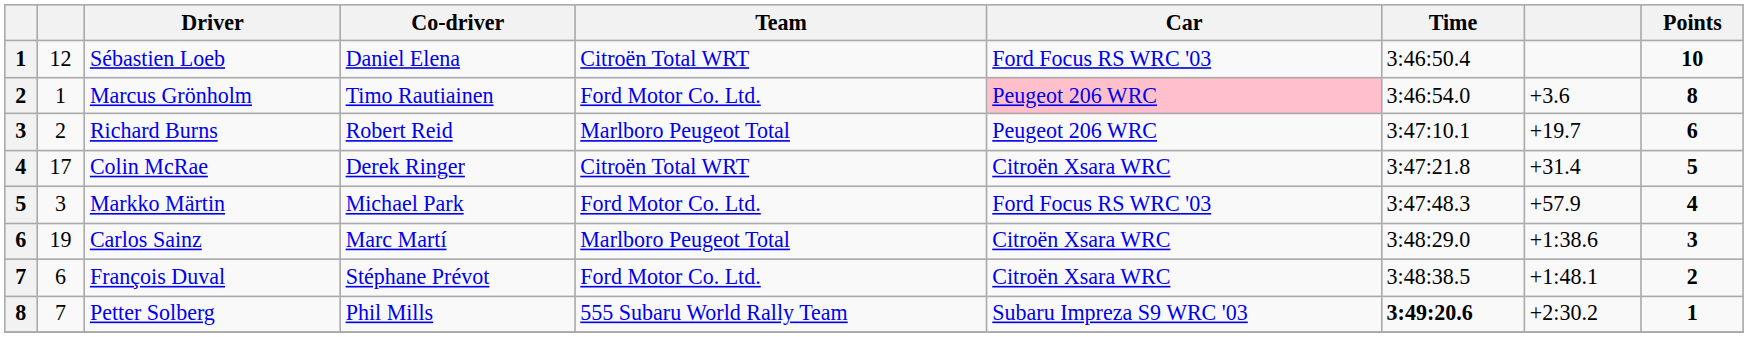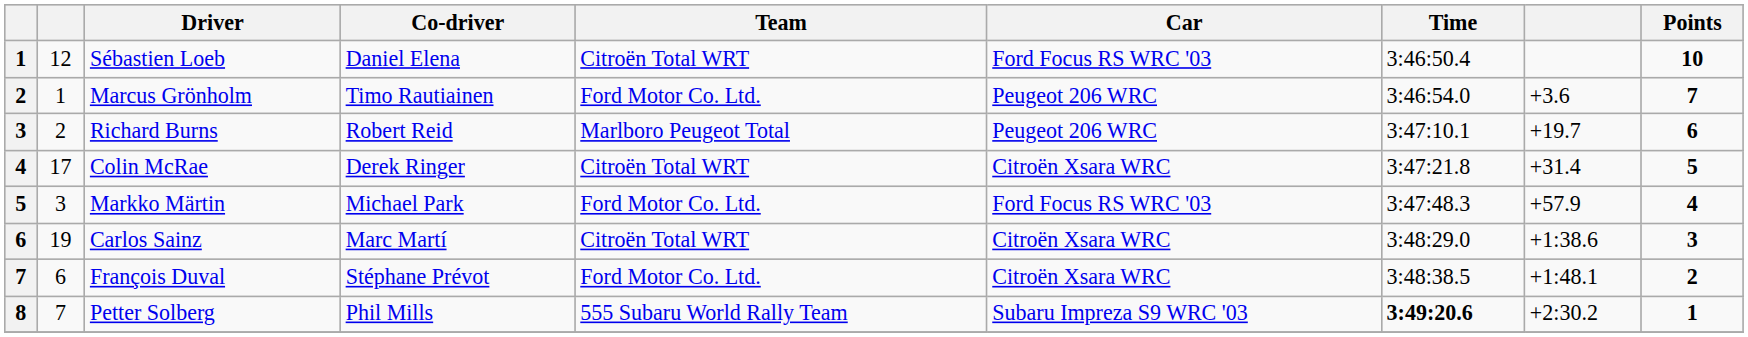(1075, 94) pink background -> (1075, 94) no background
(1692, 94) 8 -> (1692, 94) 7
(685, 240) Marlboro Peugeot Total -> (665, 240) Citroën Total WRT
